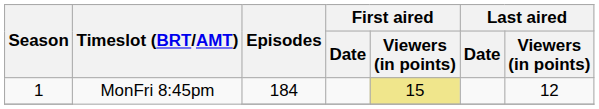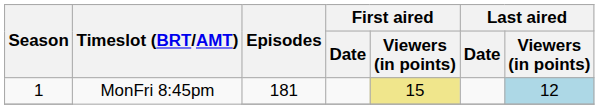(284, 90) 184 -> (284, 90) 181
(549, 90) no background -> (549, 90) lightblue background
